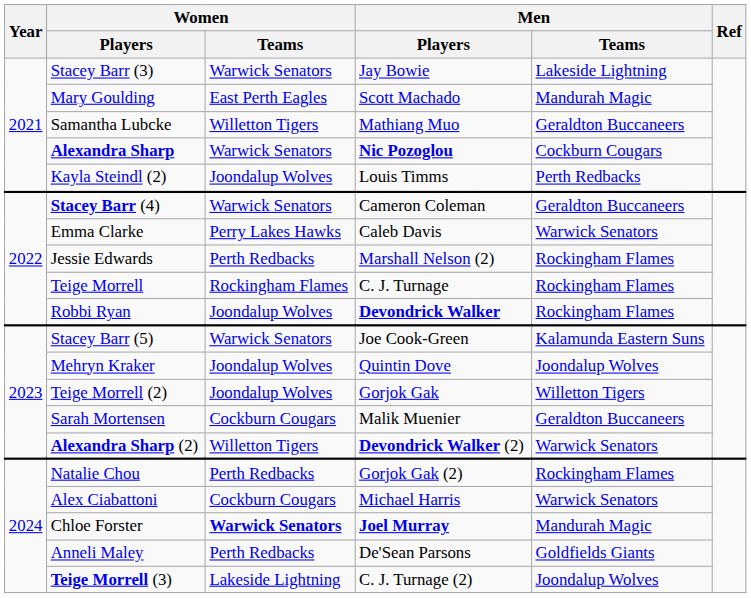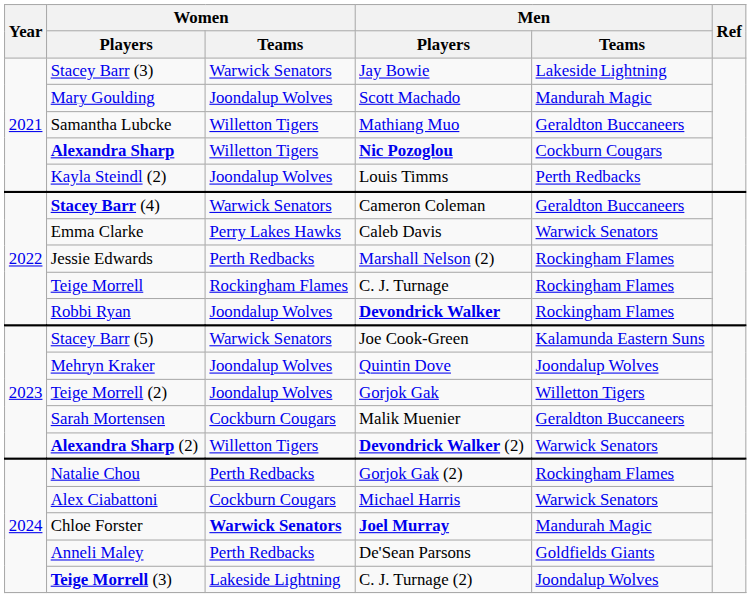(268, 97) East Perth Eagles -> (271, 97) Joondalup Wolves
(271, 151) Warwick Senators -> (264, 151) Willetton Tigers
